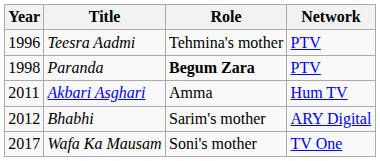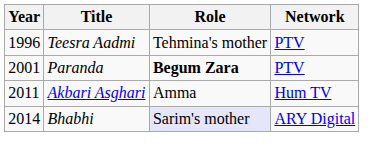(24, 67) 1998 -> (24, 67) 2001
(24, 118) 2012 -> (24, 118) 2014
(217, 118) no background -> (201, 118) lavender background
- row: (105, 144)
